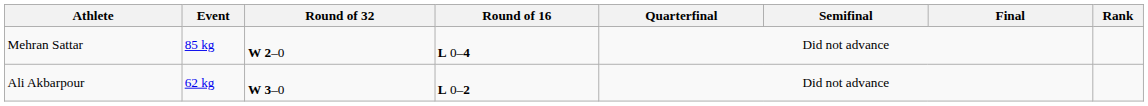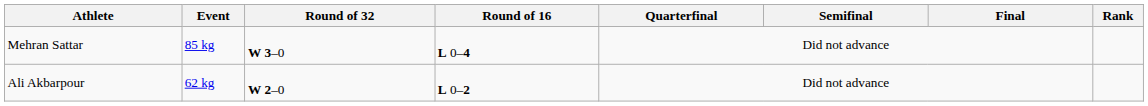(266, 53) W 2–0 -> (266, 53) W 3–0
(266, 90) W 3–0 -> (266, 90) W 2–0
